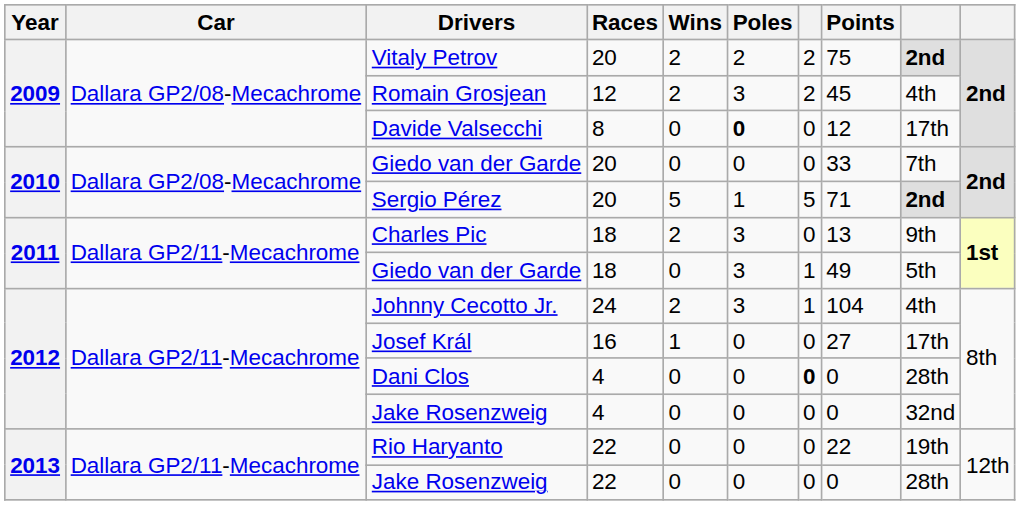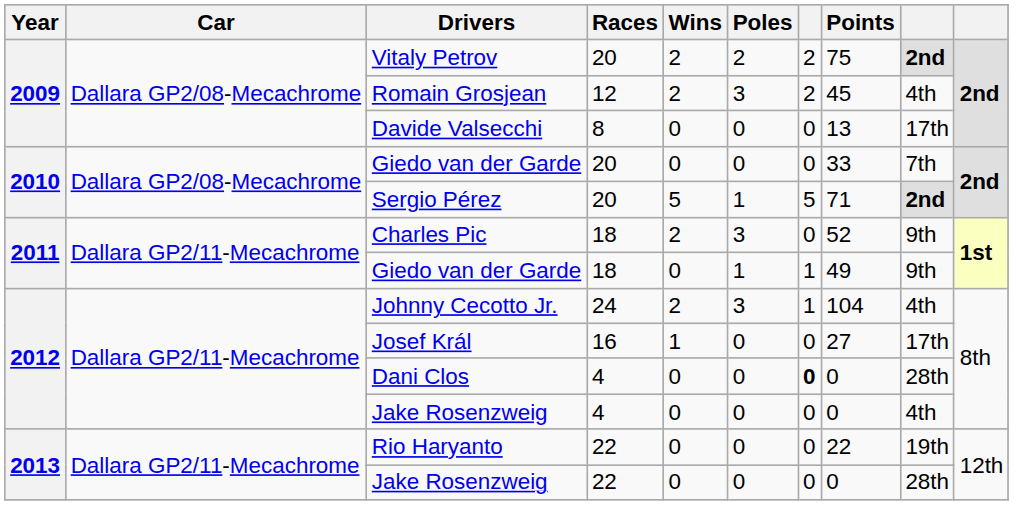(739, 128) bold -> (739, 128) normal
(839, 128) 12 -> (839, 128) 13
(839, 234) 13 -> (839, 234) 52
(739, 270) 3 -> (739, 270) 1
(921, 270) 5th -> (921, 270) 9th
(930, 411) 32nd -> (921, 411) 4th
